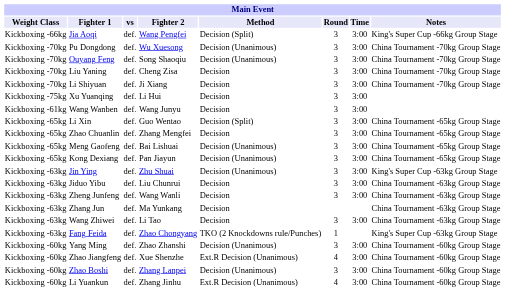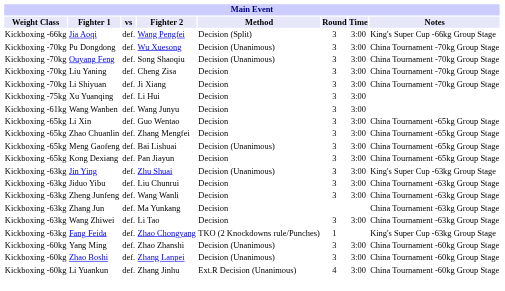(227, 121) Decision (Split) -> (213, 121) Decision
(238, 158) Decision (Unanimous) -> (213, 158) Decision
- row: (95, 258)
